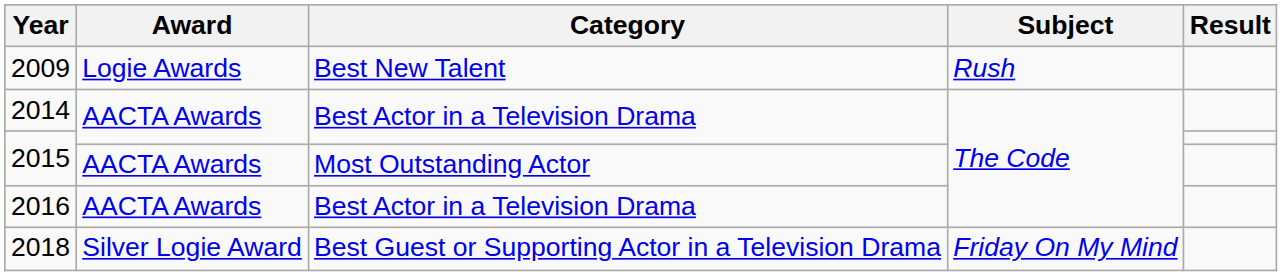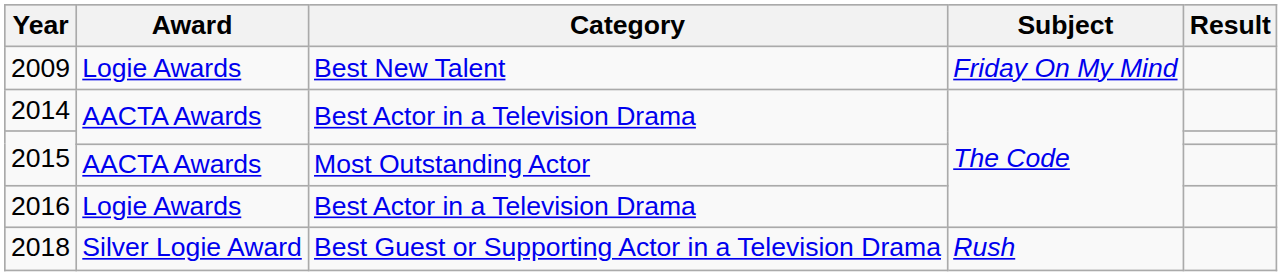(984, 67) Rush -> (1065, 67) Friday On My Mind
(172, 206) AACTA Awards -> (162, 206) Logie Awards
(1065, 248) Friday On My Mind -> (984, 248) Rush
